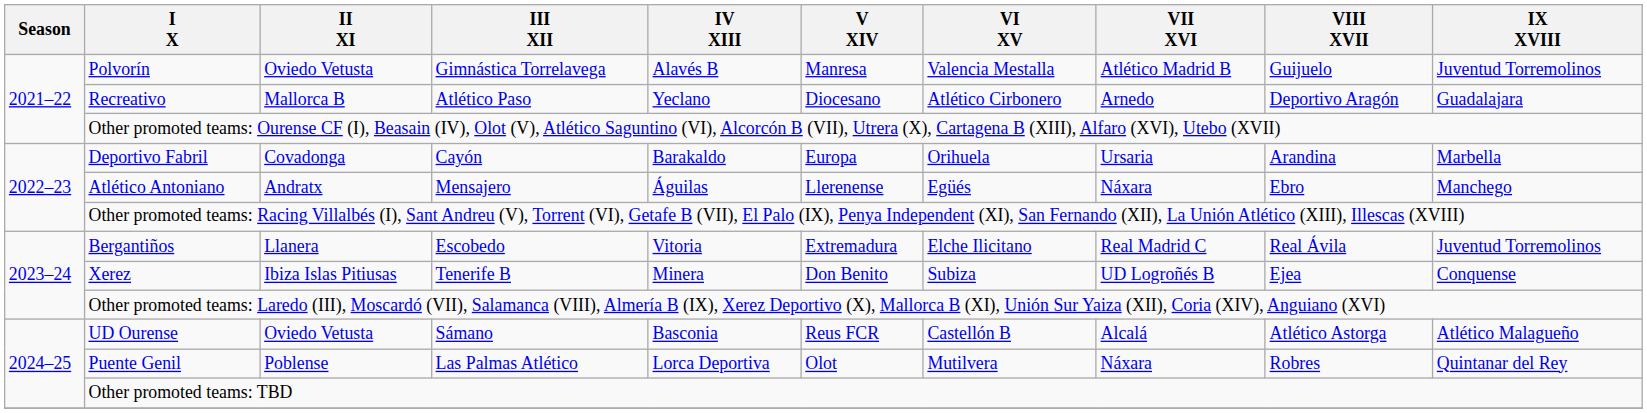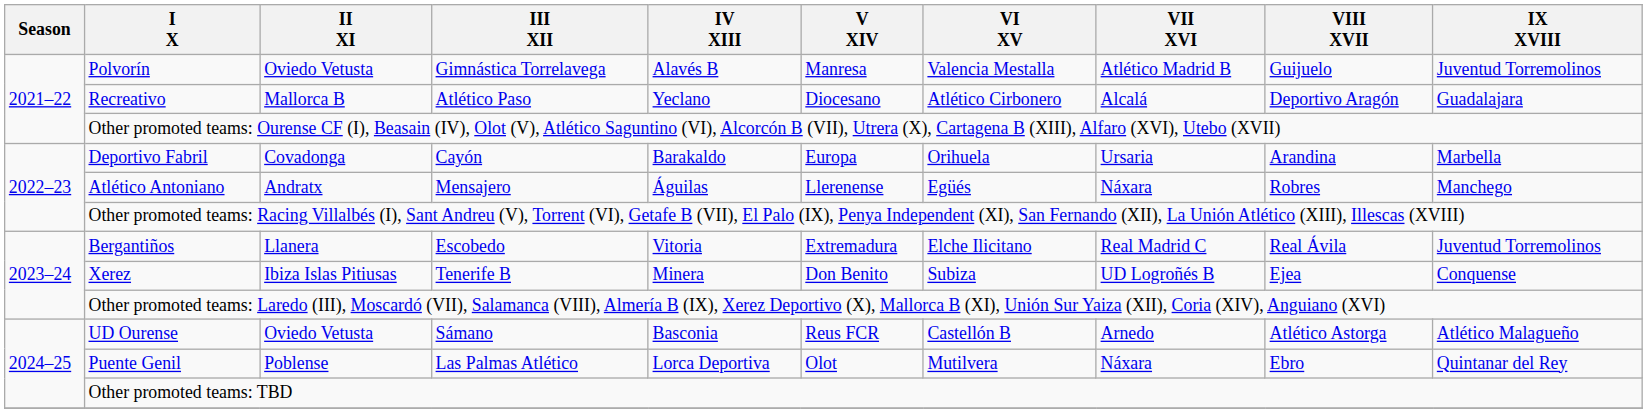(1127, 98) Arnedo -> (1124, 98) Alcalá
(1287, 186) Ebro -> (1295, 186) Robres
(1124, 333) Alcalá -> (1127, 333) Arnedo
(1295, 363) Robres -> (1287, 363) Ebro
